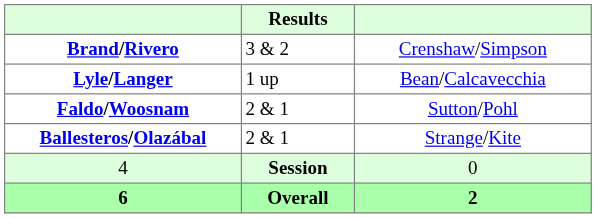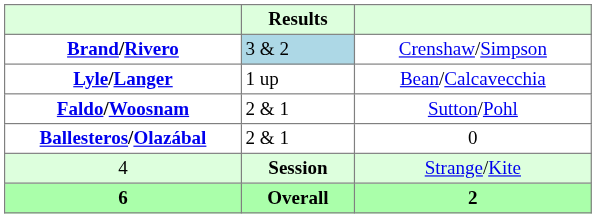(267, 49) no background -> (267, 49) lightblue background
(473, 138) Strange/Kite -> (473, 138) 0
(473, 168) 0 -> (473, 168) Strange/Kite
